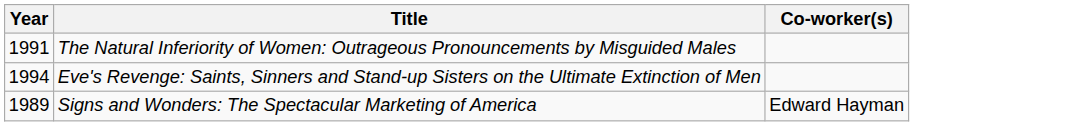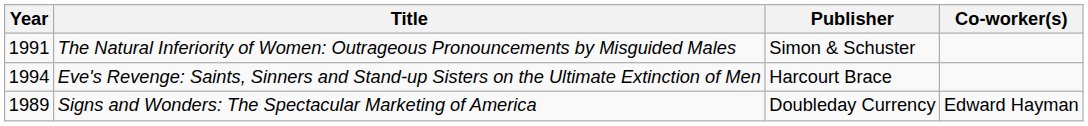+ column: (852, 18)
